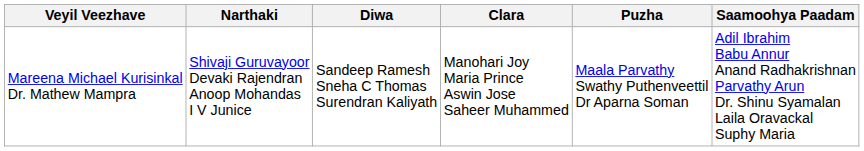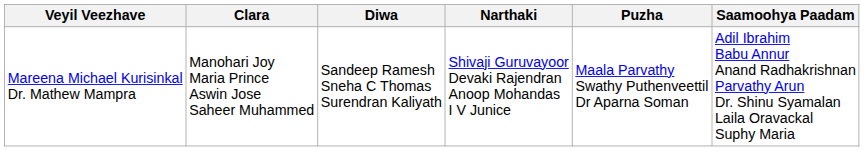columns swapped: (249, 15) <-> (506, 15)
